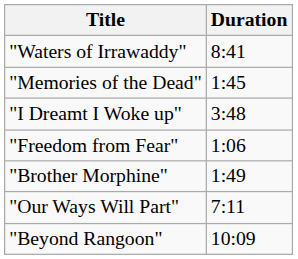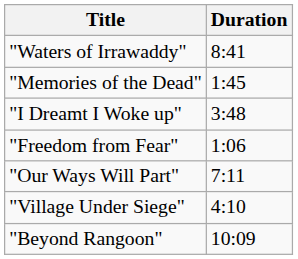- row: (89, 176)
+ row: (97, 207)
